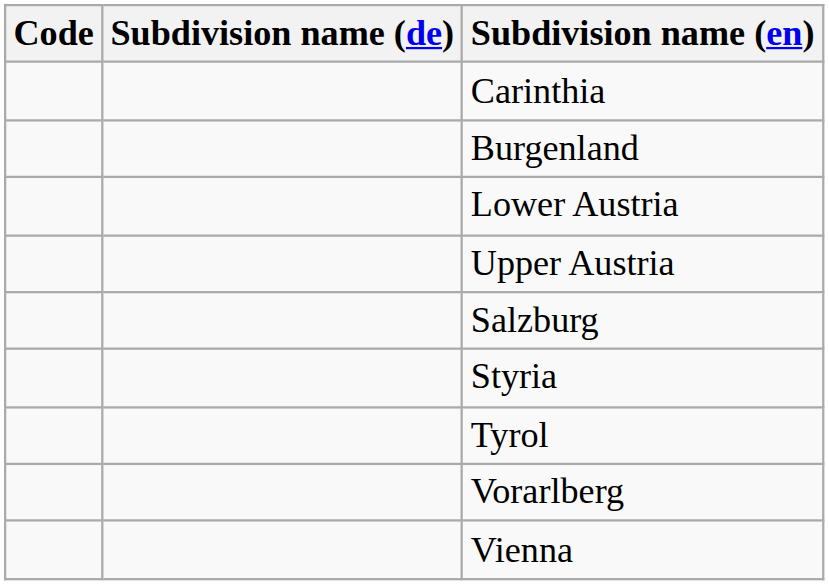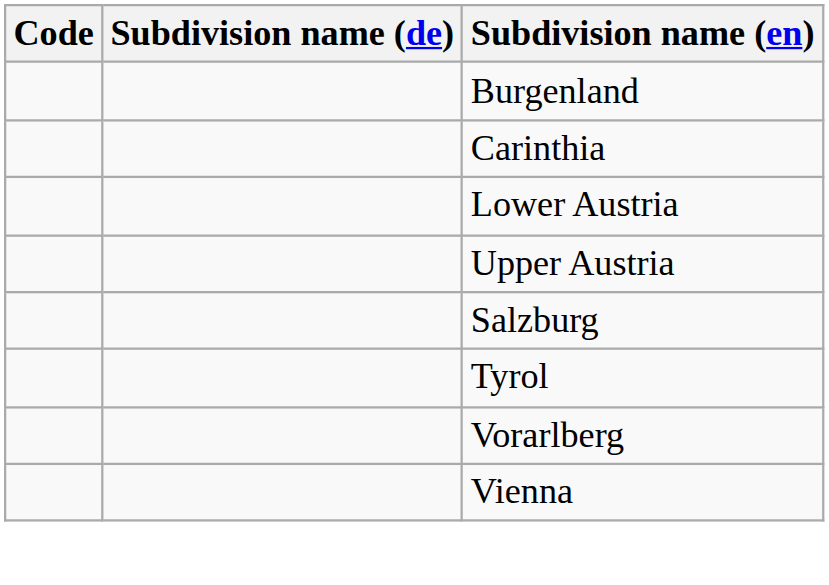rows swapped: (555, 147) <-> (538, 90)
- row: (514, 377)
